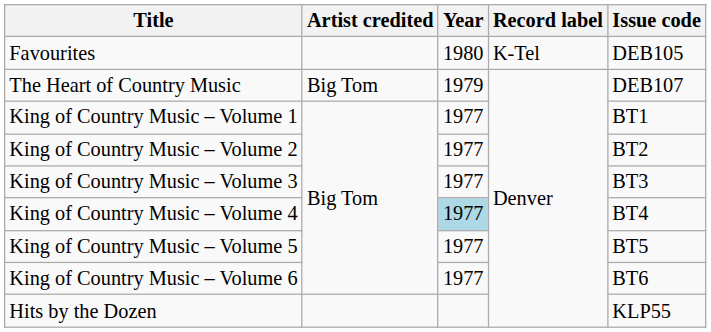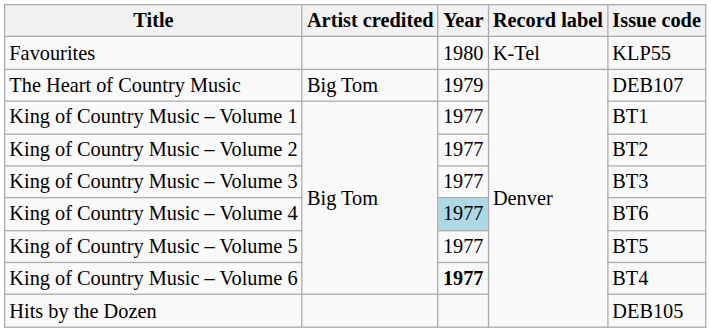(648, 52) DEB105 -> (642, 52) KLP55
(630, 213) BT4 -> (630, 213) BT6
(463, 278) normal -> (463, 278) bold
(630, 278) BT6 -> (630, 278) BT4
(642, 310) KLP55 -> (648, 310) DEB105
